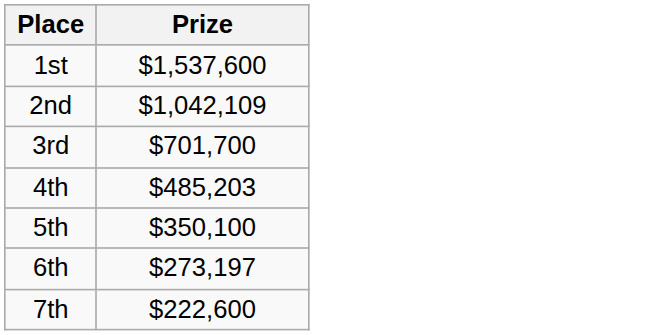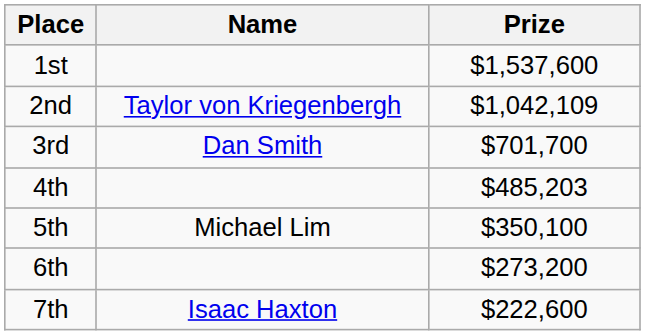+ column: (262, 24)
(202, 268) $273,197 -> (534, 268) $273,200
